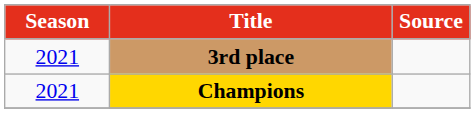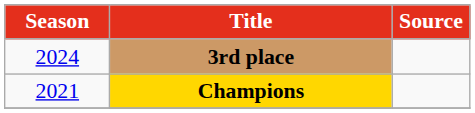(57, 56) 2021 -> (57, 56) 2024
